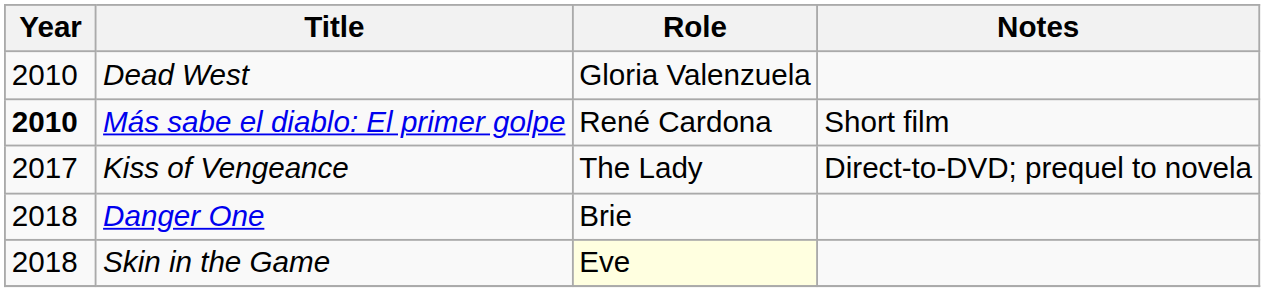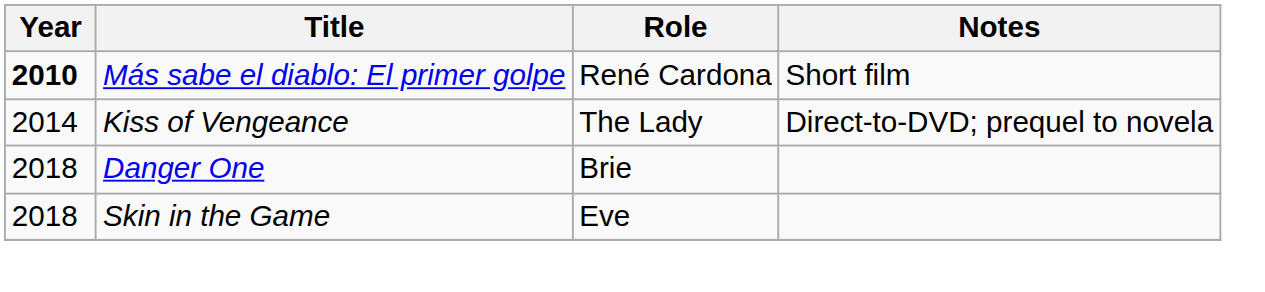- row: (176, 74)
(45, 168) 2017 -> (45, 121) 2014
(605, 262) lightyellow background -> (605, 215) no background
